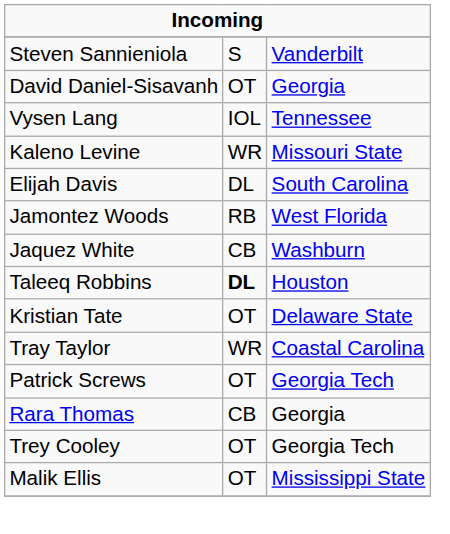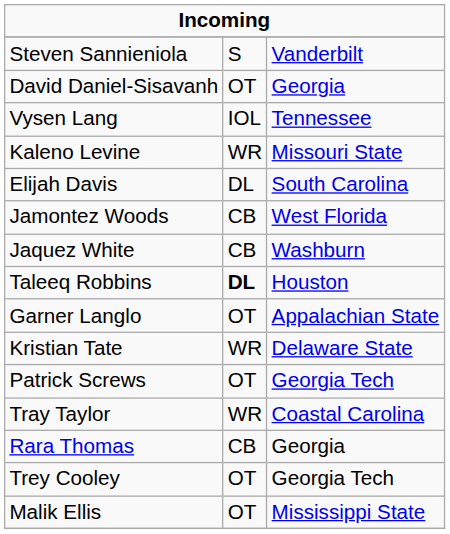(242, 217) RB -> (242, 217) CB
+ row: (75, 315)
(242, 315) OT -> (245, 348) WR
rows swapped: (60, 348) <-> (78, 380)
